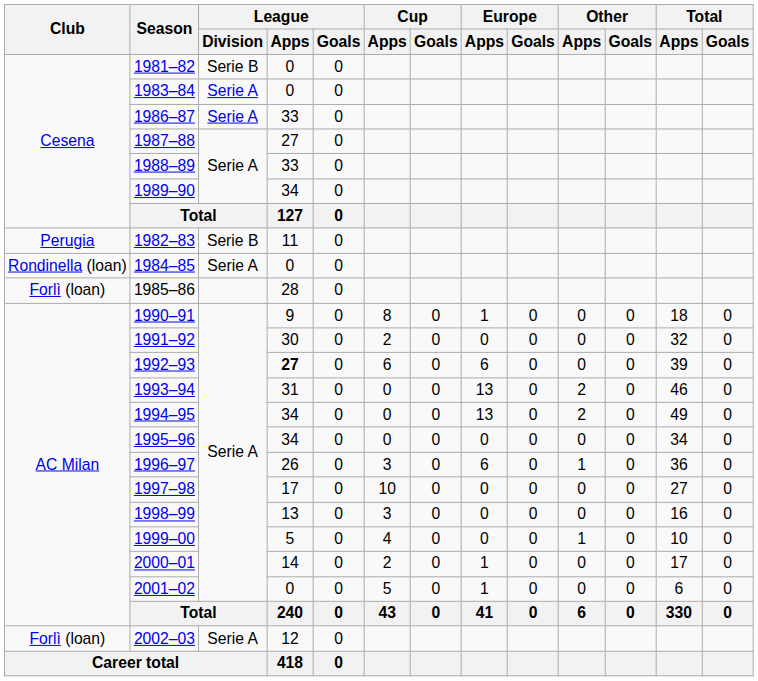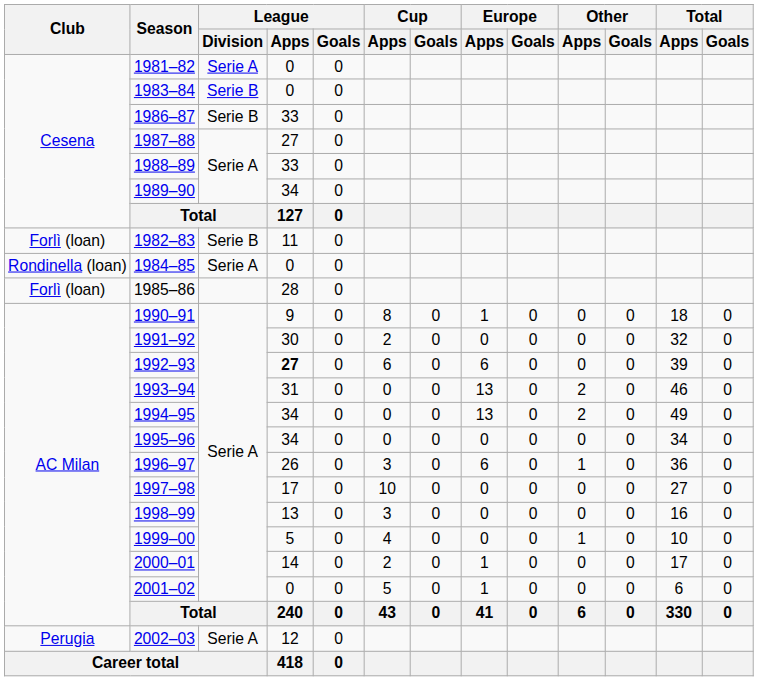(233, 66) Serie B -> (233, 66) Serie A
(233, 91) Serie A -> (233, 91) Serie B
(233, 116) Serie A -> (233, 116) Serie B
(67, 240) Perugia -> (67, 240) Forlì (loan)
(67, 638) Forlì (loan) -> (67, 638) Perugia
